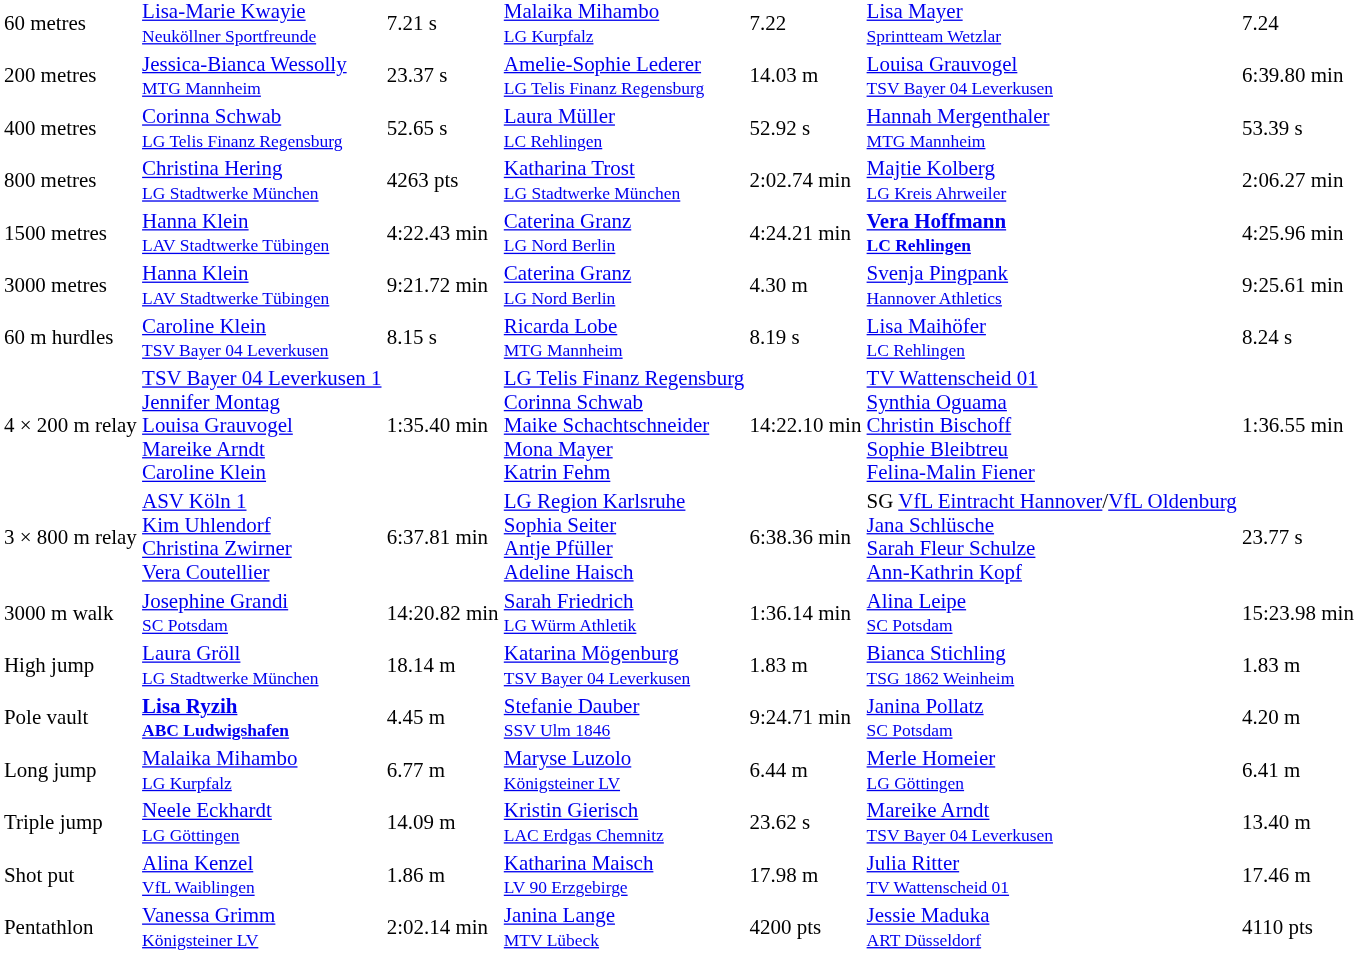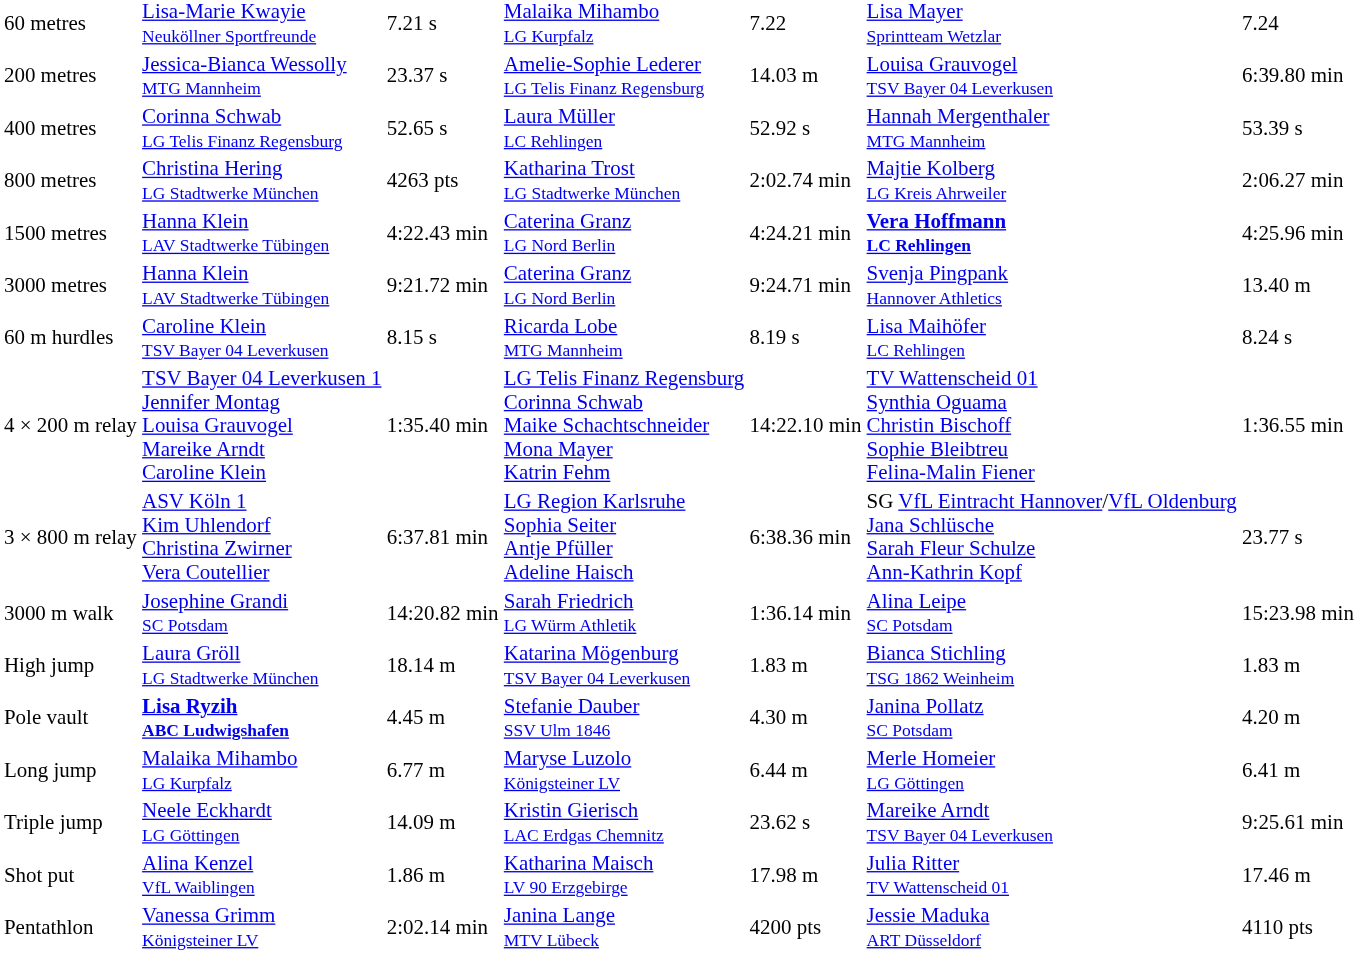(779, 285) 4.30 m -> (800, 285) 9:24.71 min
(1293, 285) 9:25.61 min -> (1276, 285) 13.40 m
(800, 717) 9:24.71 min -> (779, 717) 4.30 m
(1276, 822) 13.40 m -> (1293, 822) 9:25.61 min
